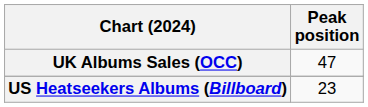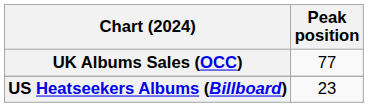(327, 62) 47 -> (327, 62) 77
